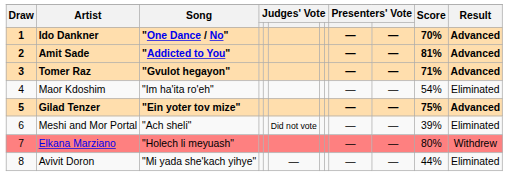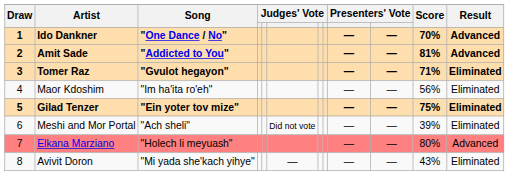(475, 72) Advanced -> (475, 72) Eliminated
(431, 90) 54% -> (430, 90) 56%
(475, 108) Advanced -> (475, 108) Eliminated
(475, 144) Withdrew -> (475, 144) Advanced
(431, 162) 44% -> (430, 162) 43%
